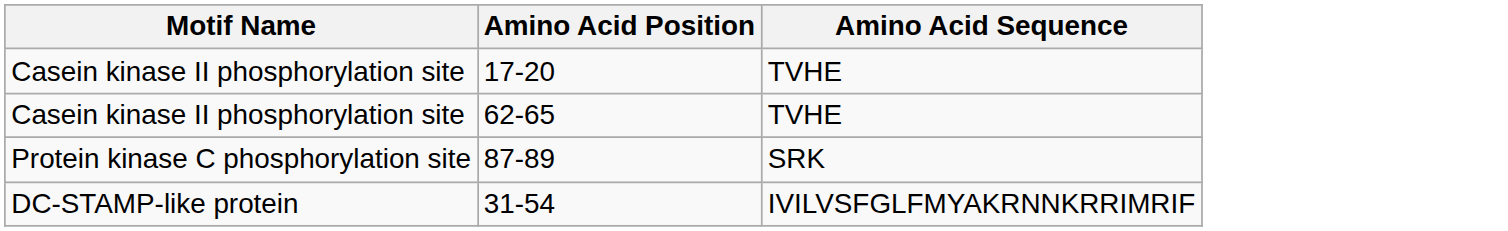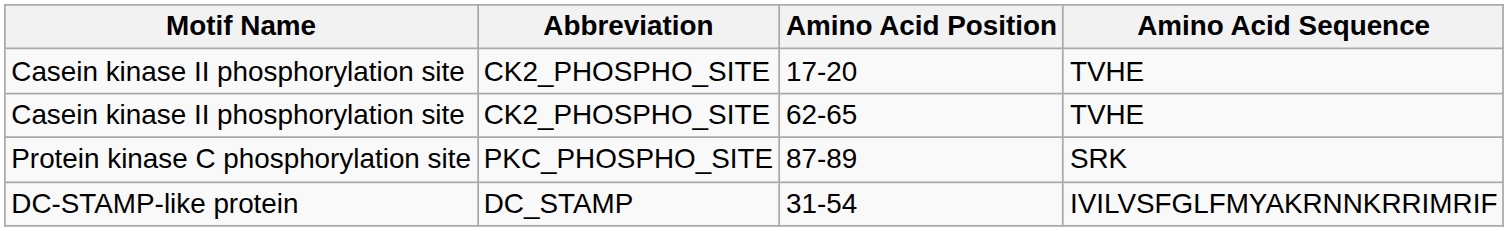+ column: (628, 26)
